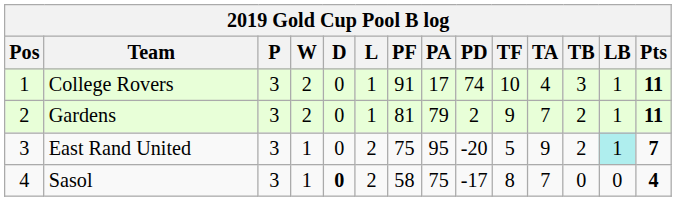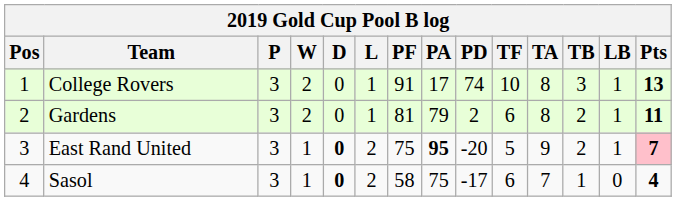(545, 84) 4 -> (545, 84) 8
(654, 84) 11 -> (654, 84) 13
(510, 116) 9 -> (510, 116) 6
(545, 116) 7 -> (545, 116) 8
(339, 148) normal -> (339, 148) bold
(439, 148) normal -> (439, 148) bold
(617, 148) paleturquoise background -> (617, 148) no background
(654, 148) no background -> (654, 148) pink background
(510, 180) 8 -> (510, 180) 6
(581, 180) 0 -> (581, 180) 1
